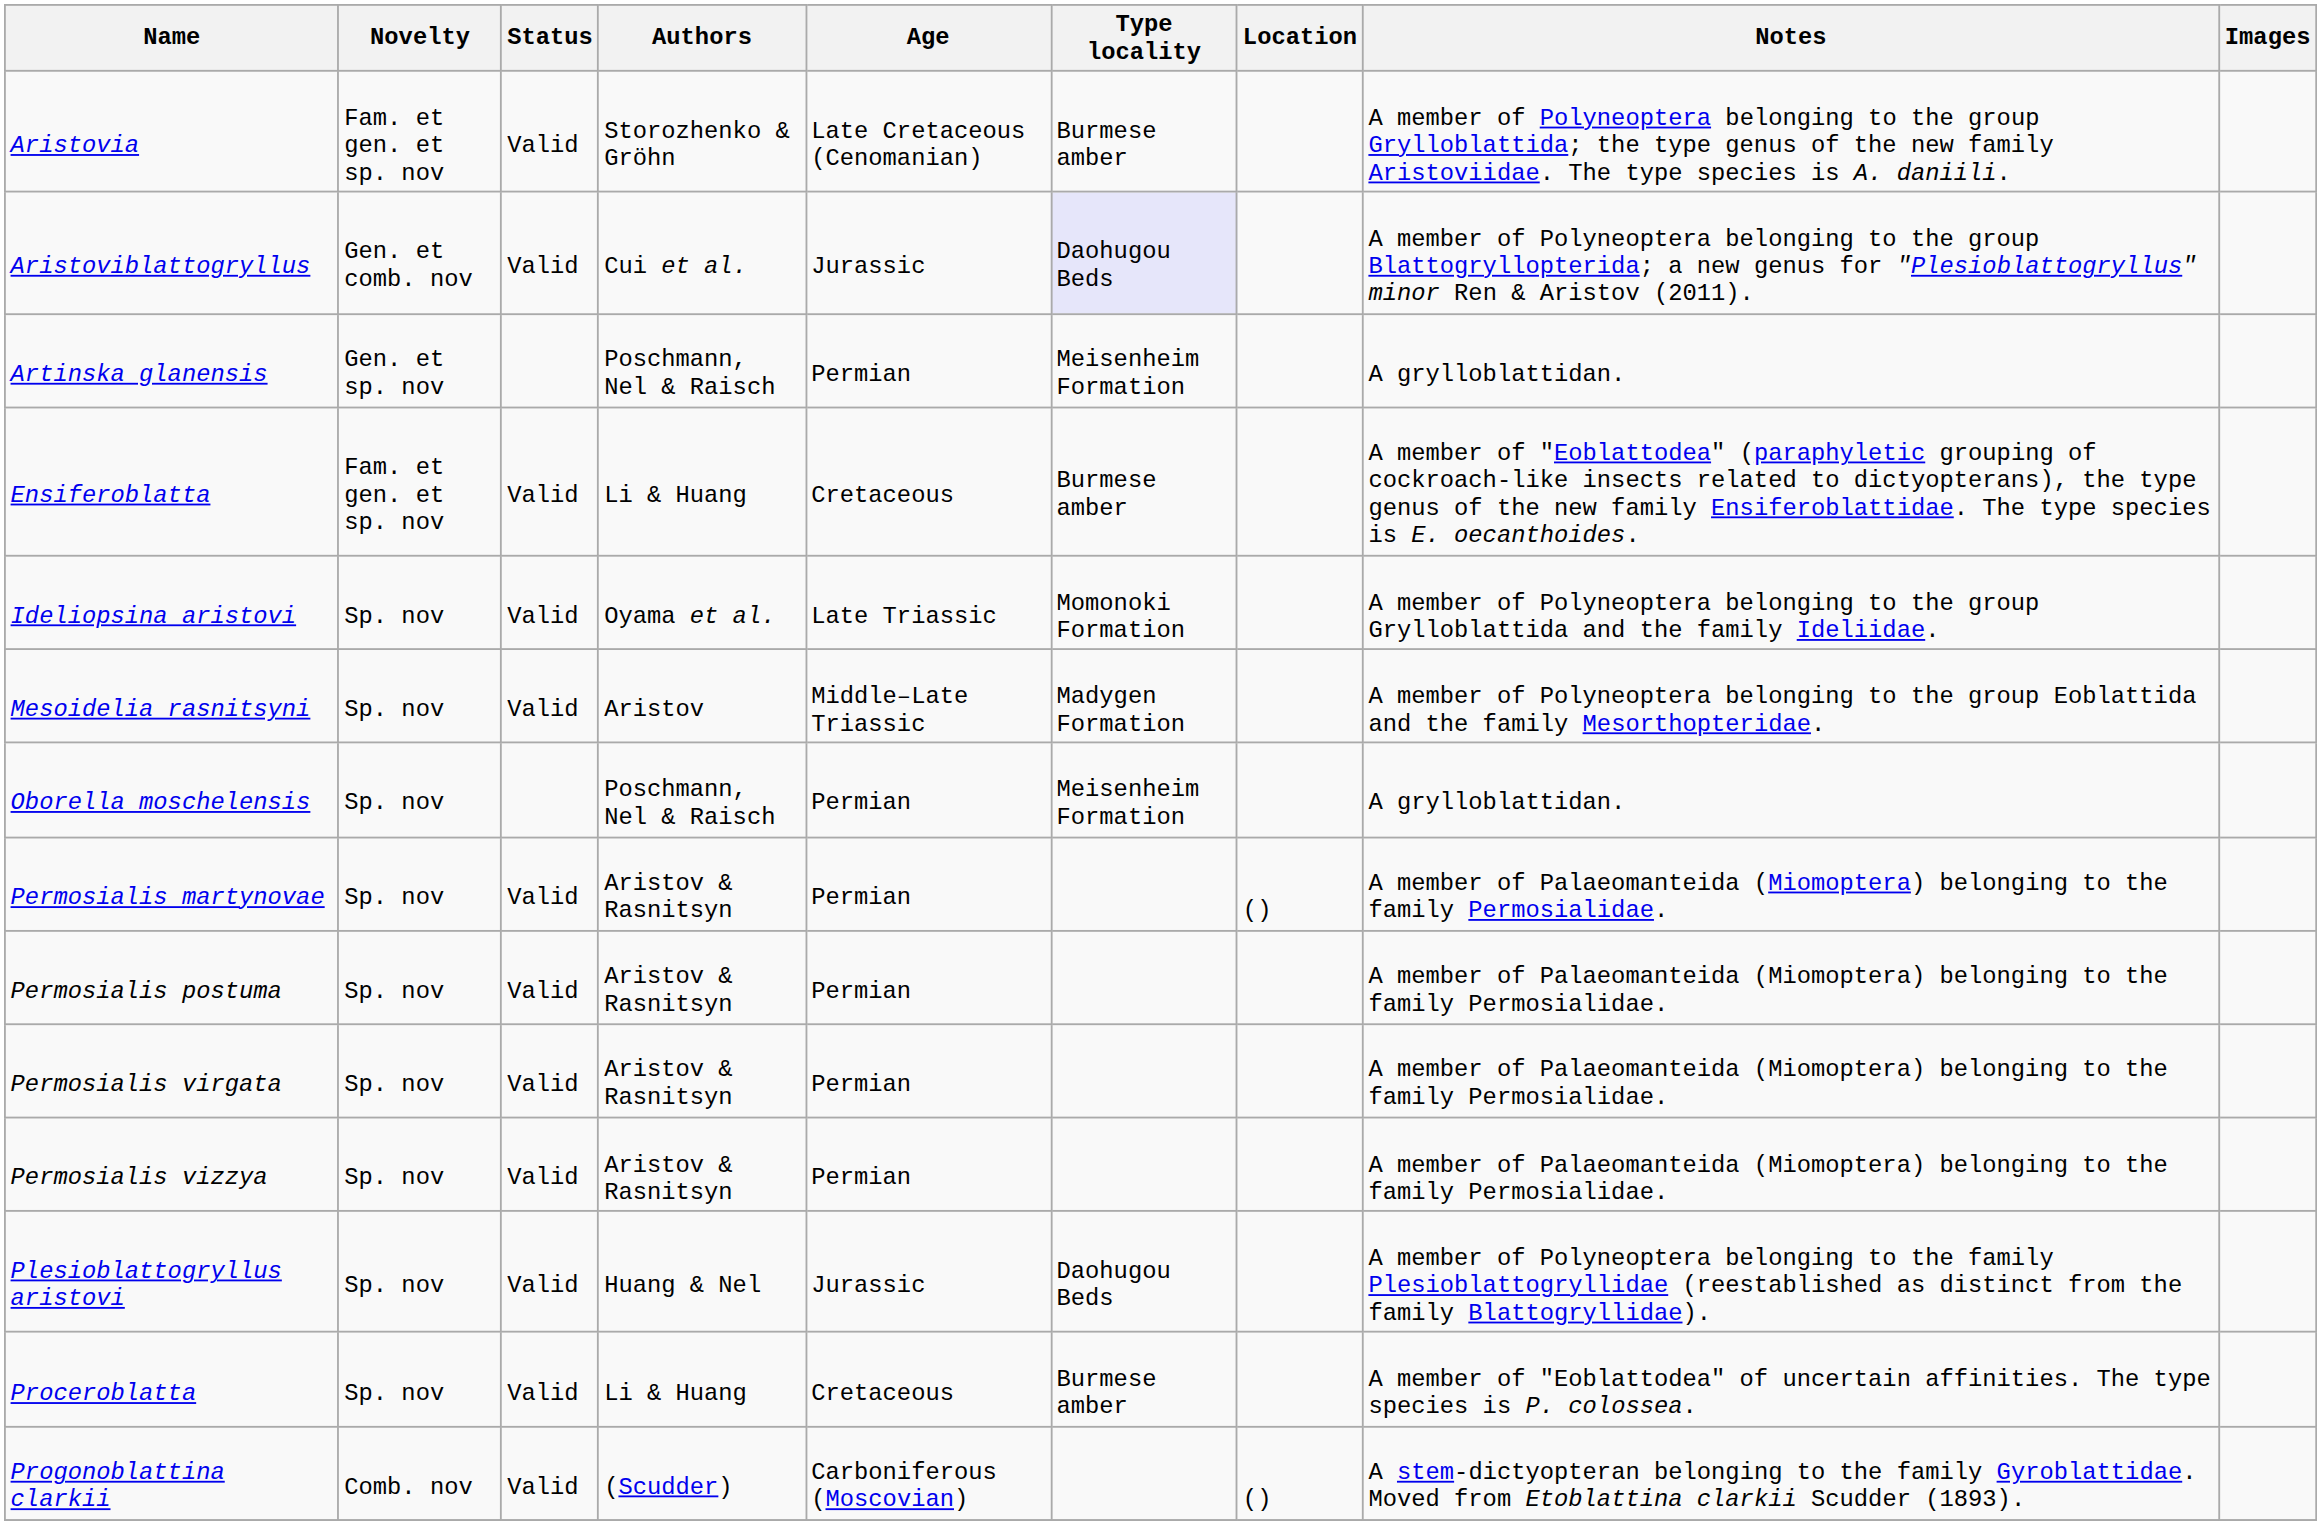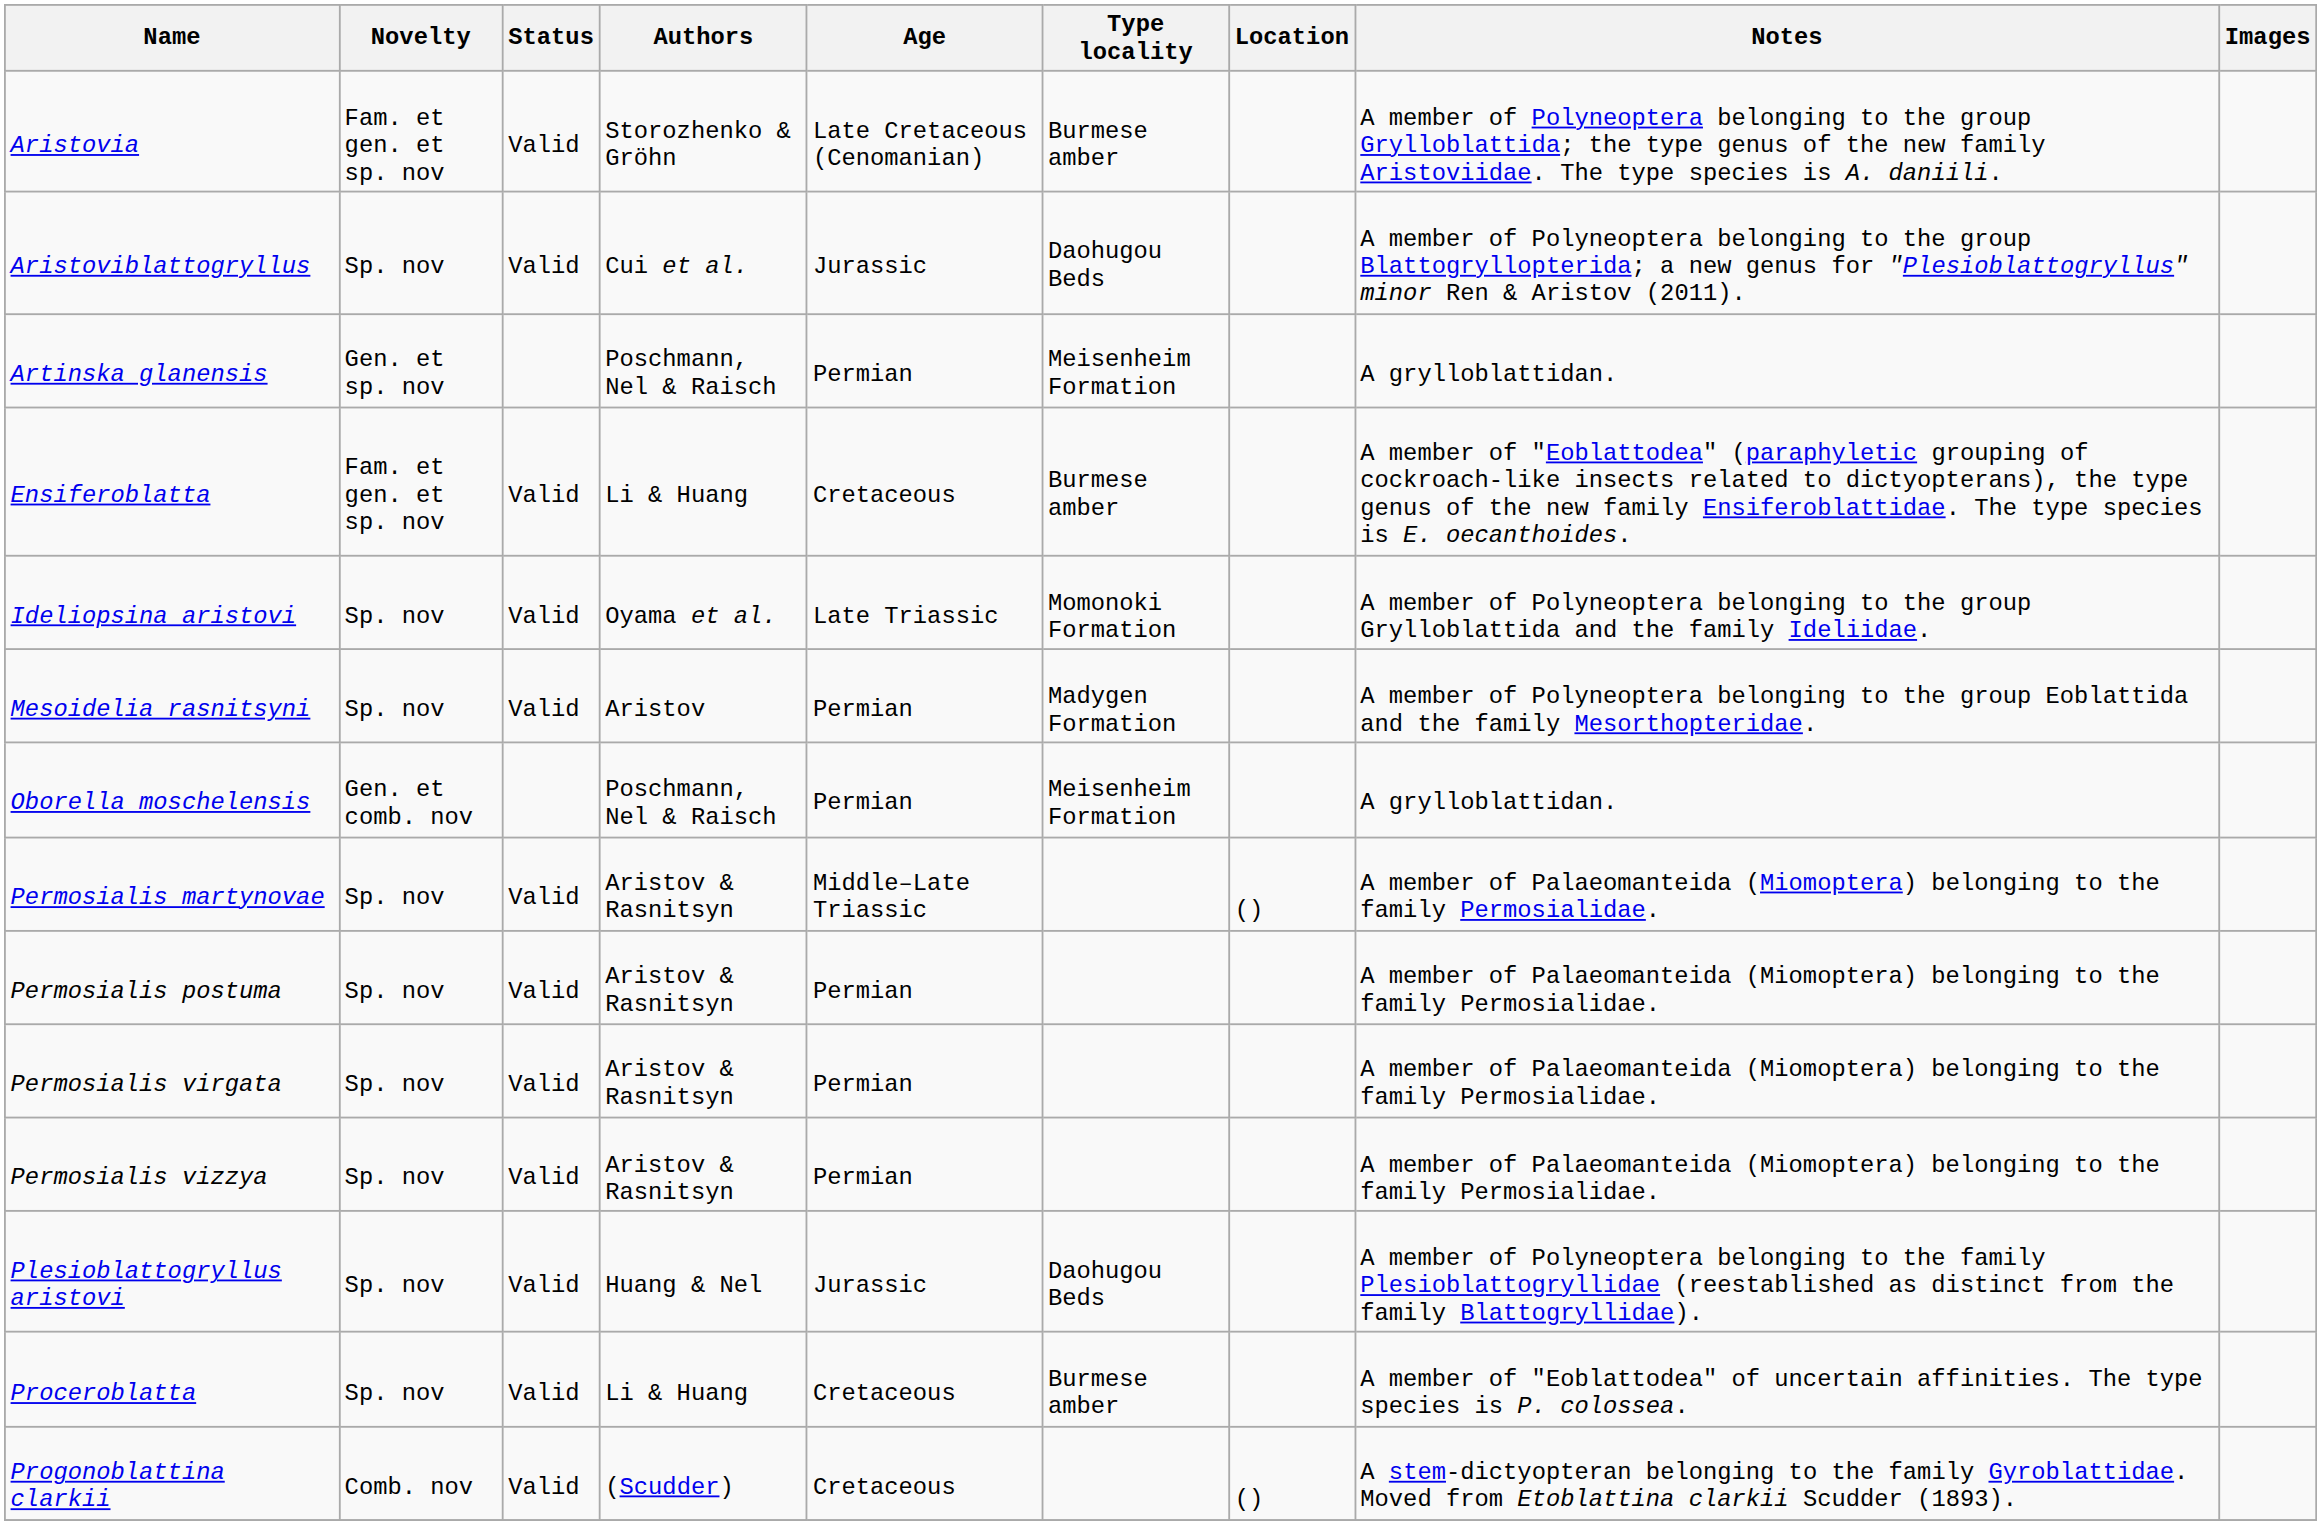(409, 267) Gen. et comb. nov -> (395, 267) Sp. nov
(1114, 267) lavender background -> (1105, 267) no background
(890, 710) Middle–Late Triassic -> (863, 710) Permian
(394, 804) Sp. nov -> (409, 804) Gen. et comb. nov
(861, 897) Permian -> (891, 897) Middle–Late Triassic
(904, 1487) Carboniferous (Moscovian) -> (884, 1487) Cretaceous
